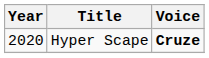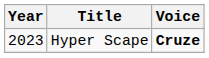(26, 41) 2020 -> (26, 41) 2023
